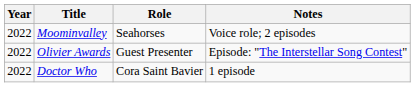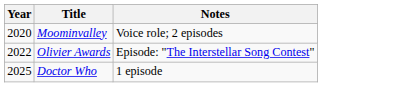- column: (160, 14)
(19, 33) 2022 -> (19, 33) 2020
(19, 71) 2022 -> (19, 71) 2025
